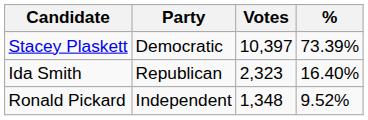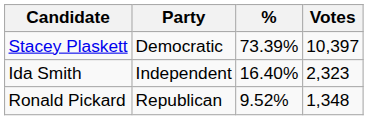columns swapped: (266, 18) <-> (330, 18)
(179, 73) Republican -> (184, 73) Independent
(184, 100) Independent -> (179, 100) Republican
